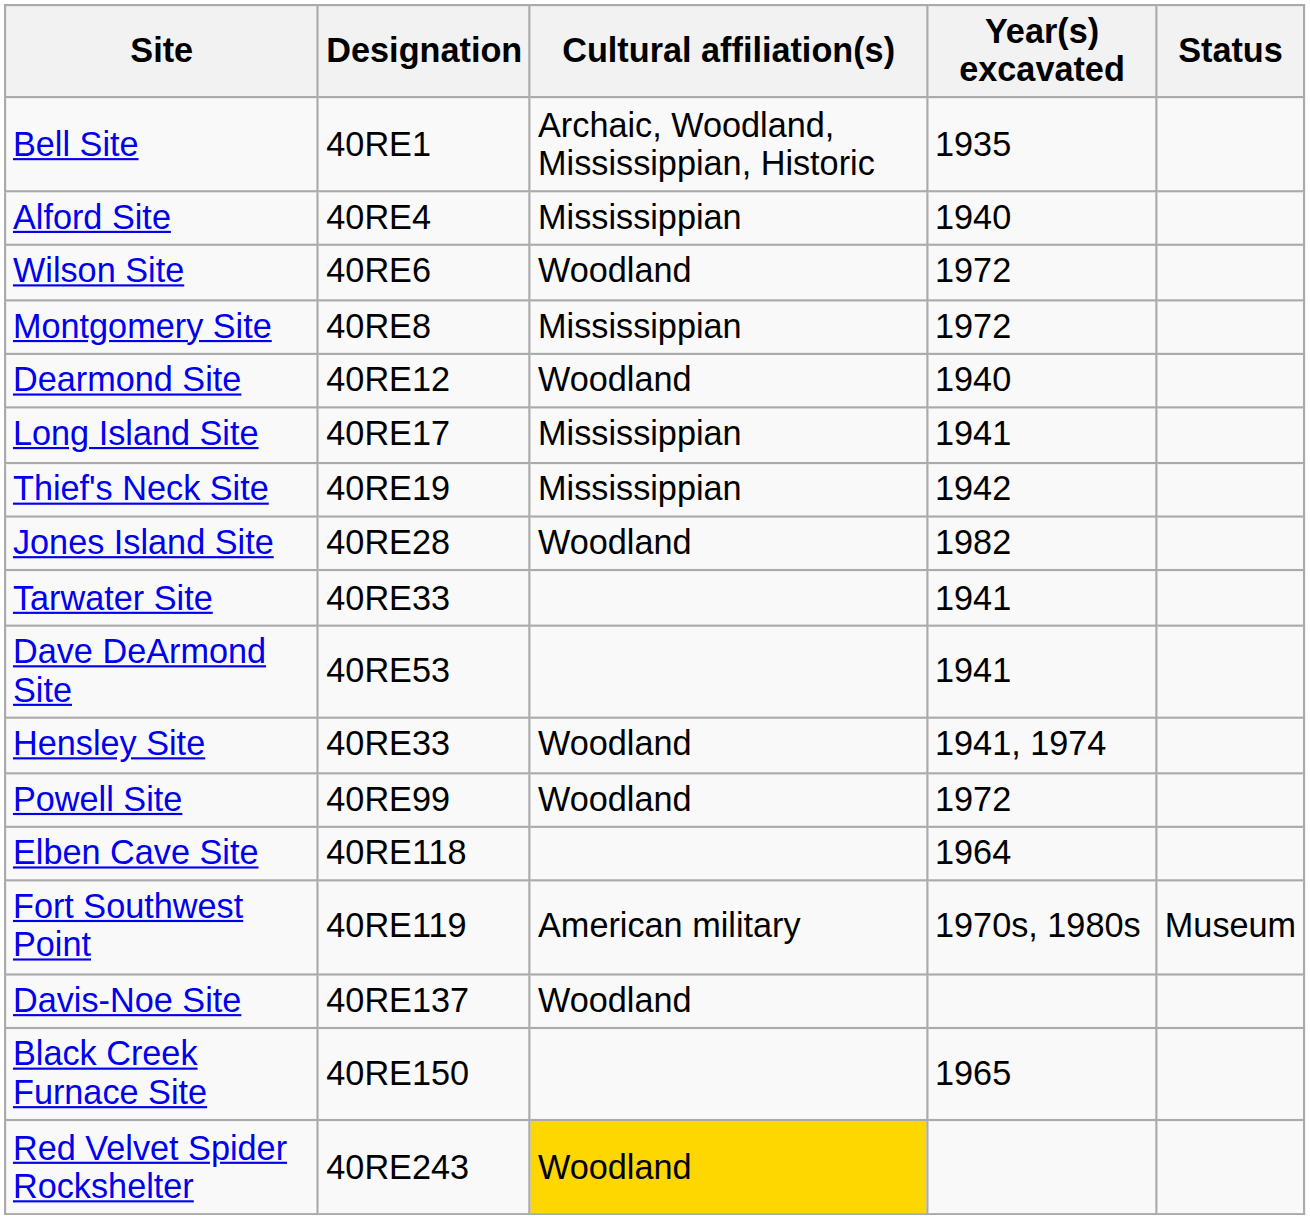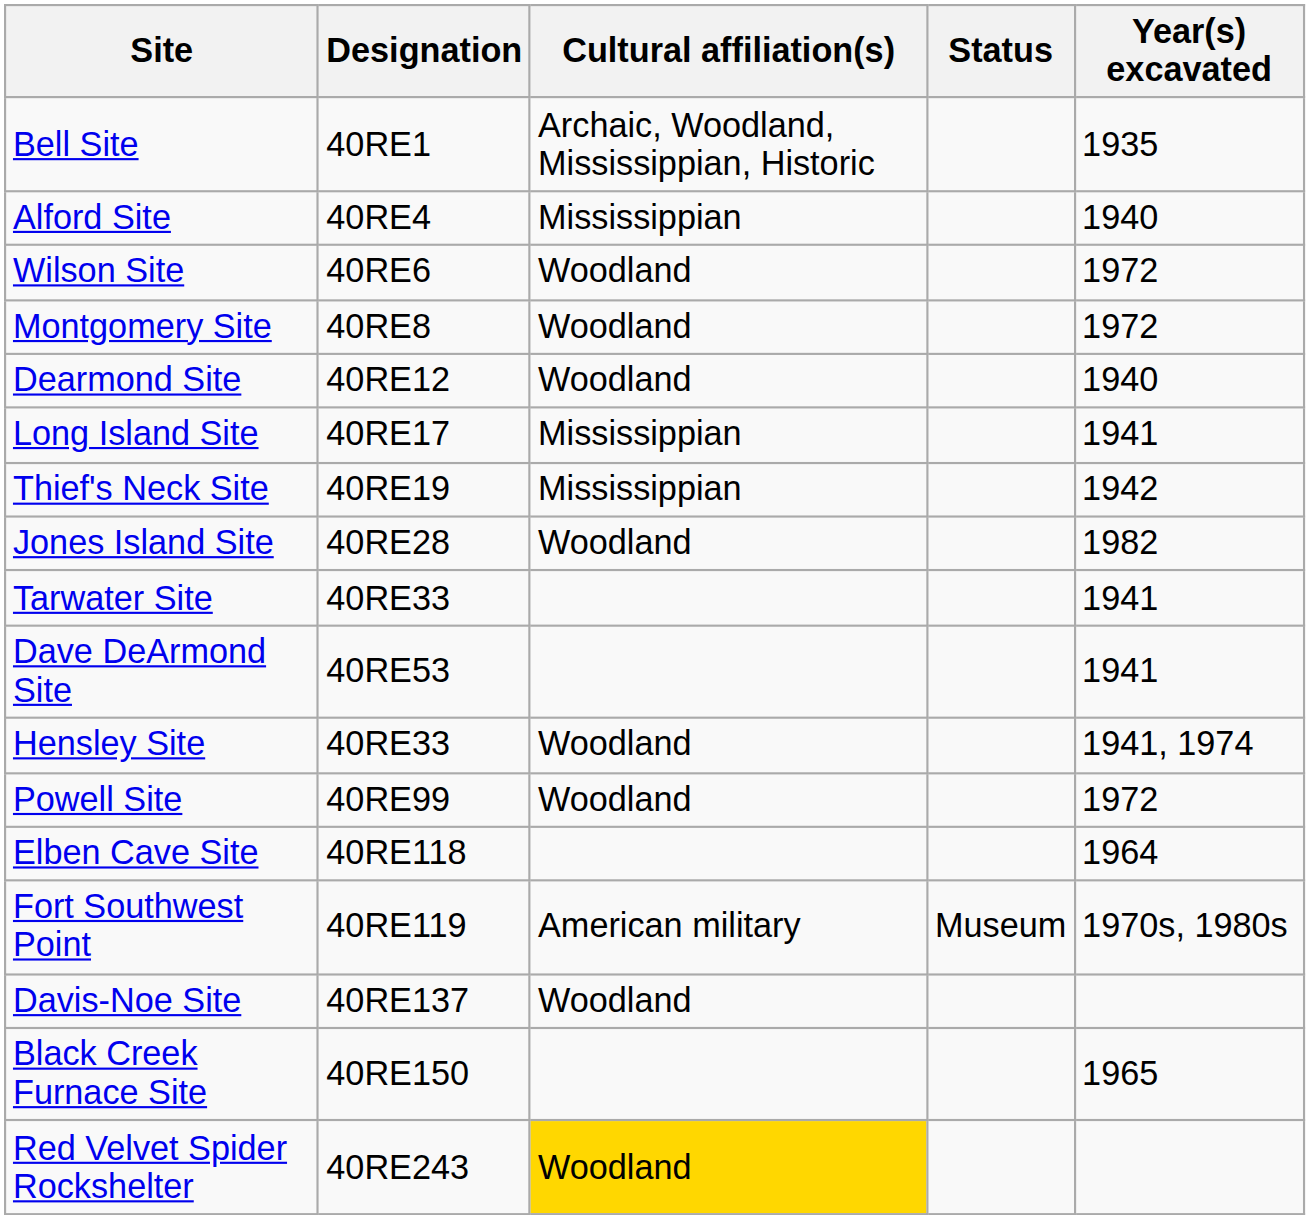columns swapped: (1042, 50) <-> (1230, 50)
(640, 325) Mississippian -> (615, 325) Woodland
